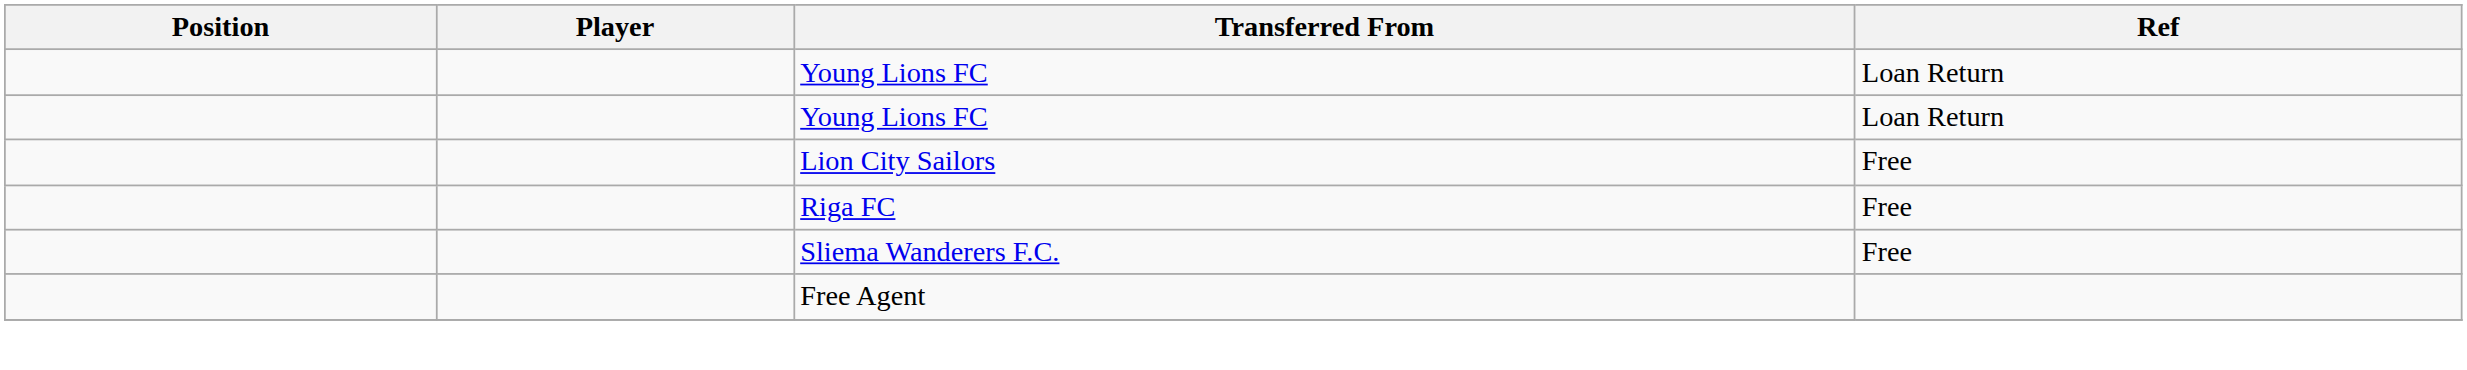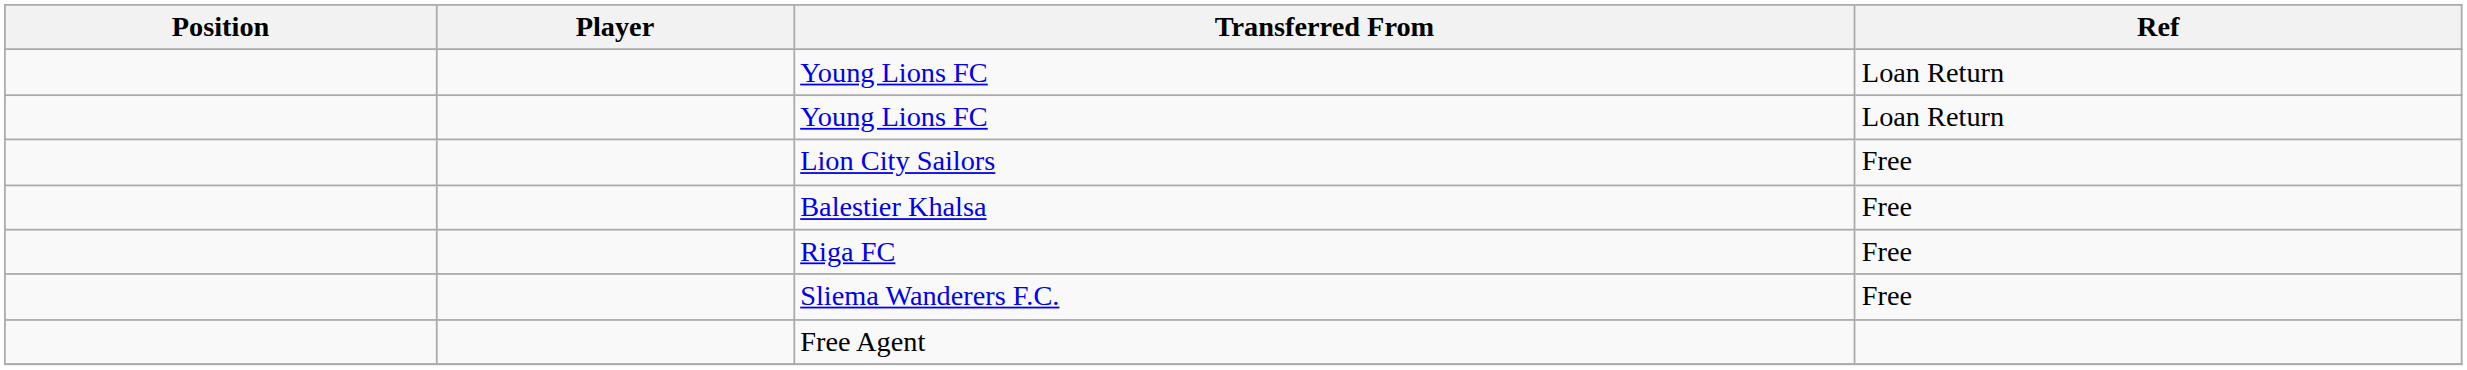+ row: (893, 206)
